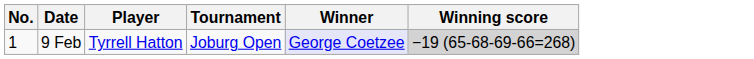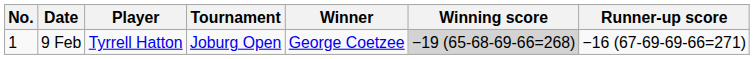+ column: (664, 17)
(347, 42) lavender background -> (347, 42) no background
